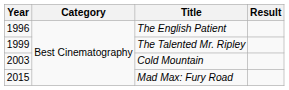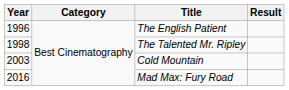(18, 45) 1999 -> (18, 45) 1998
(18, 77) 2015 -> (18, 77) 2016
